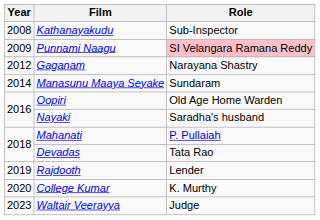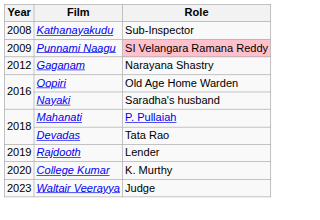- row: (100, 83)
